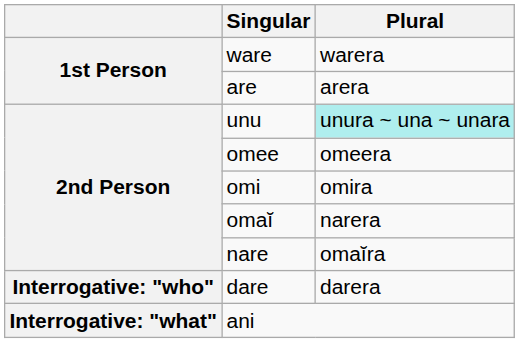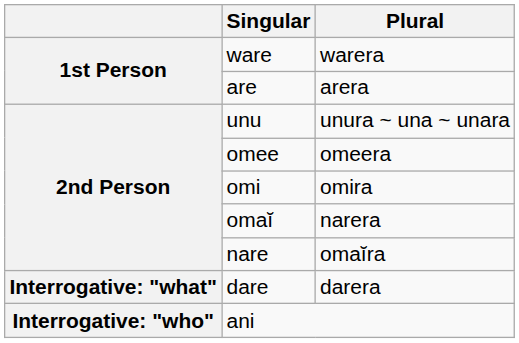(415, 120) paleturquoise background -> (415, 120) no background
(113, 287) Interrogative: "who" -> (113, 287) Interrogative: "what"
(113, 320) Interrogative: "what" -> (113, 320) Interrogative: "who"
